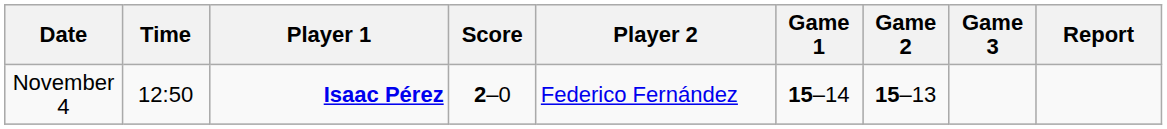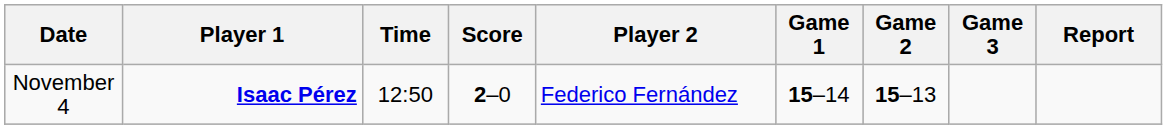columns swapped: (166, 35) <-> (329, 35)
